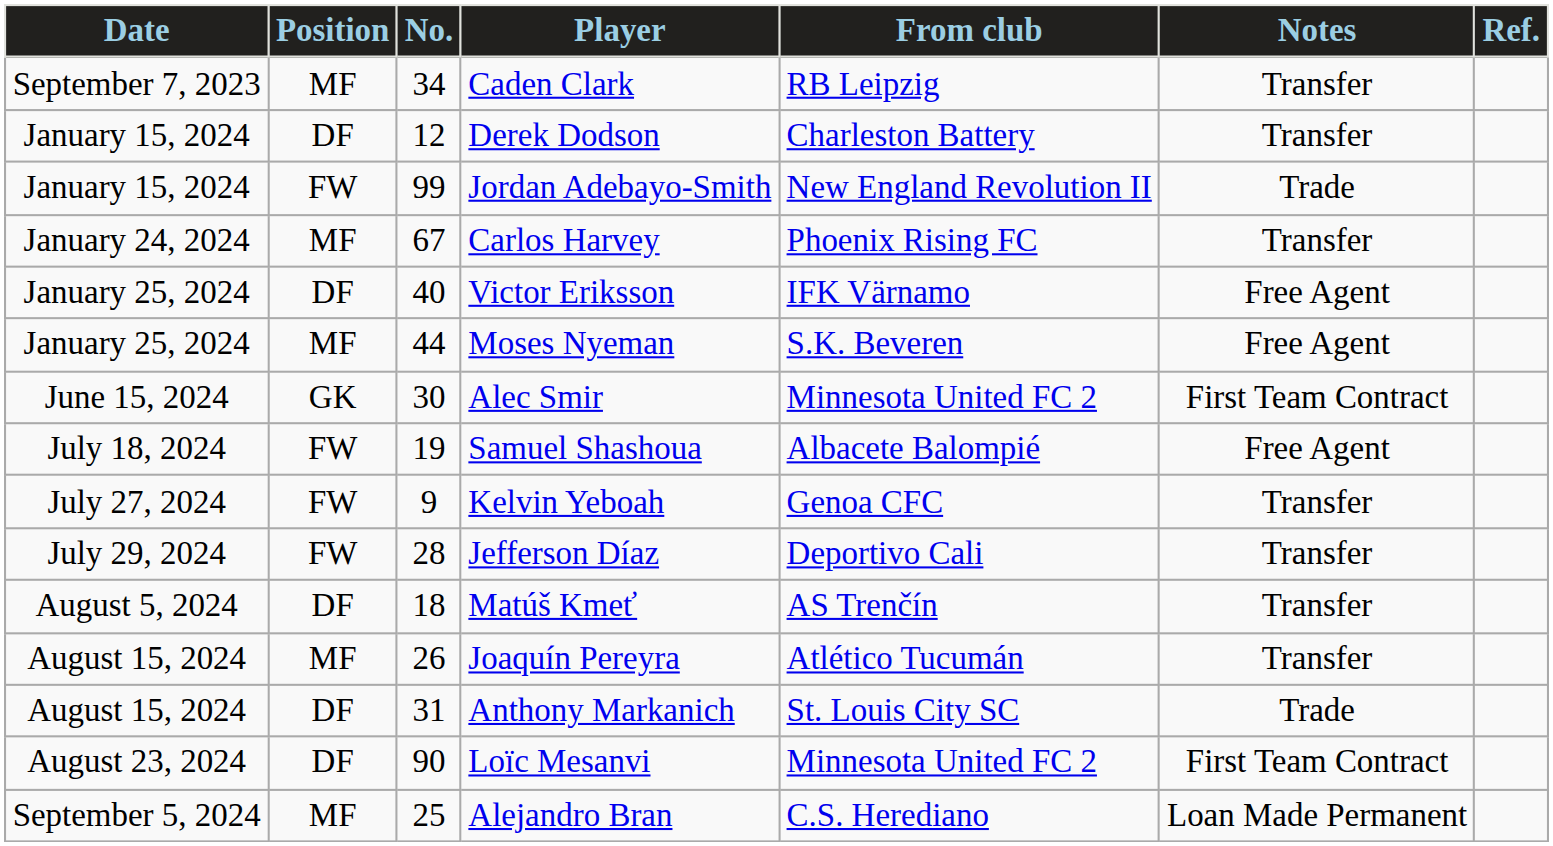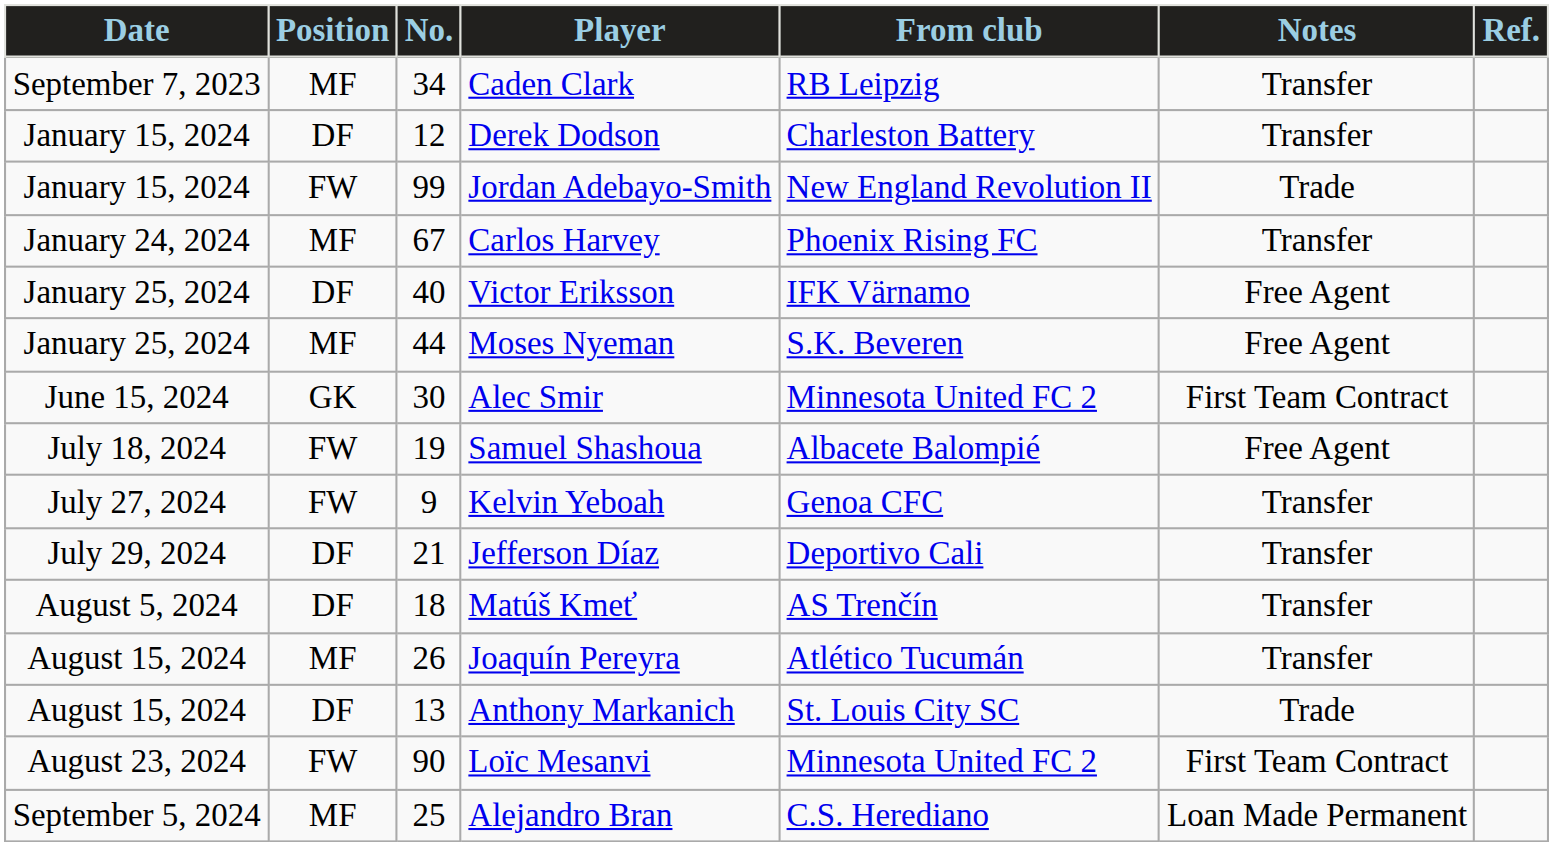(333, 553) FW -> (333, 553) DF
(429, 553) 28 -> (429, 553) 21
(429, 710) 31 -> (429, 710) 13
(333, 762) DF -> (333, 762) FW
